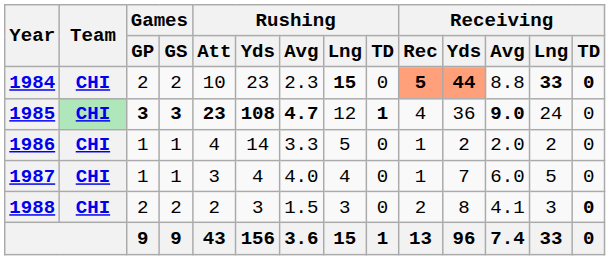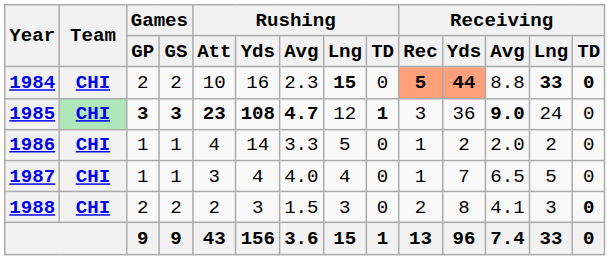(258, 83) 23 -> (258, 83) 16
(420, 114) 4 -> (420, 114) 3
(507, 176) 6.0 -> (507, 176) 6.5
